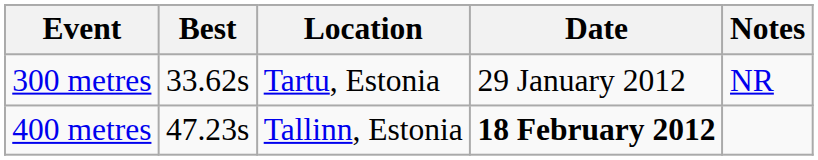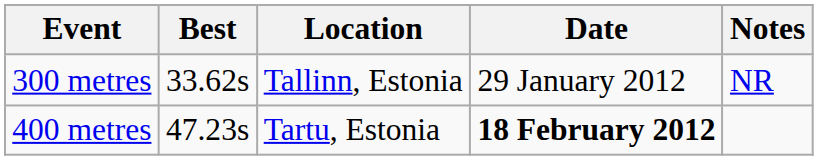(352, 79) Tartu, Estonia -> (363, 79) Tallinn, Estonia
(363, 129) Tallinn, Estonia -> (352, 129) Tartu, Estonia
